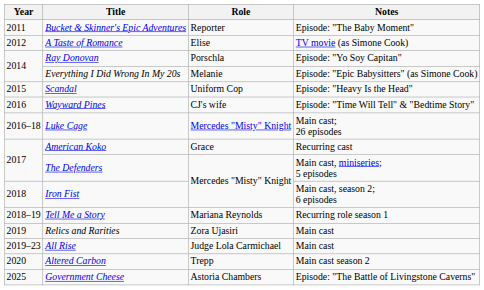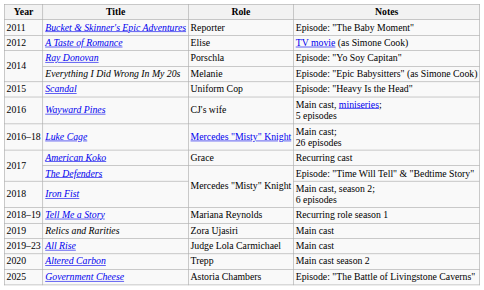(385, 105) Episode: "Time Will Tell" & "Bedtime Story" -> (339, 110) Main cast, miniseries; 5 episodes
(339, 168) Main cast, miniseries; 5 episodes -> (385, 173) Episode: "Time Will Tell" & "Bedtime Story"
